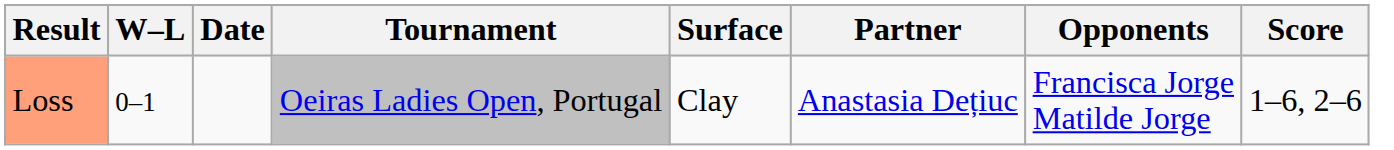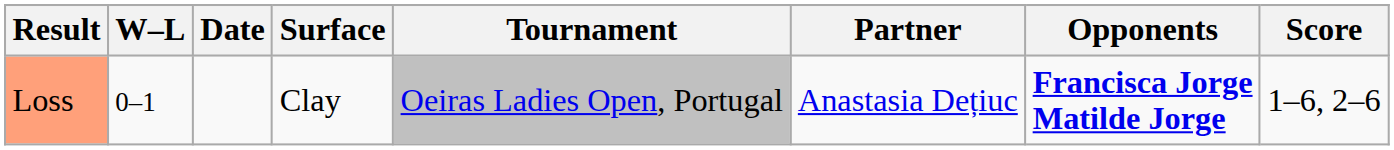columns swapped: (471, 30) <-> (730, 30)
(1133, 99) normal -> (1143, 99) bold
